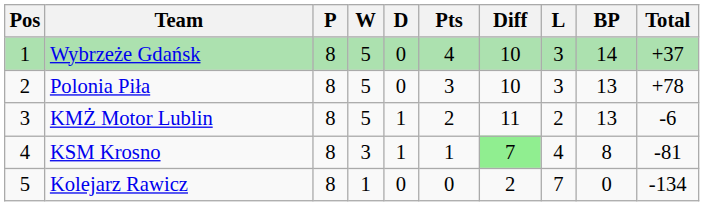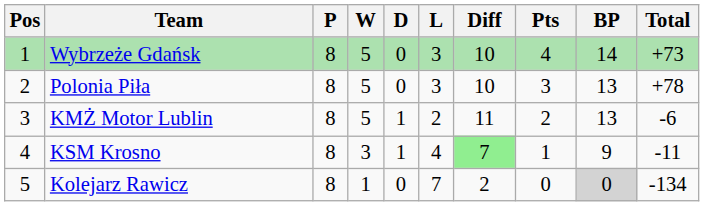columns swapped: (558, 20) <-> (449, 20)
(668, 53) +37 -> (668, 53) +73
(607, 151) 8 -> (607, 151) 9
(668, 151) -81 -> (668, 151) -11
(607, 184) no background -> (607, 184) lightgrey background
